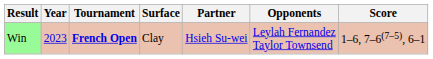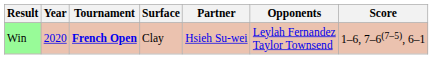(55, 38) 2023 -> (55, 38) 2020
